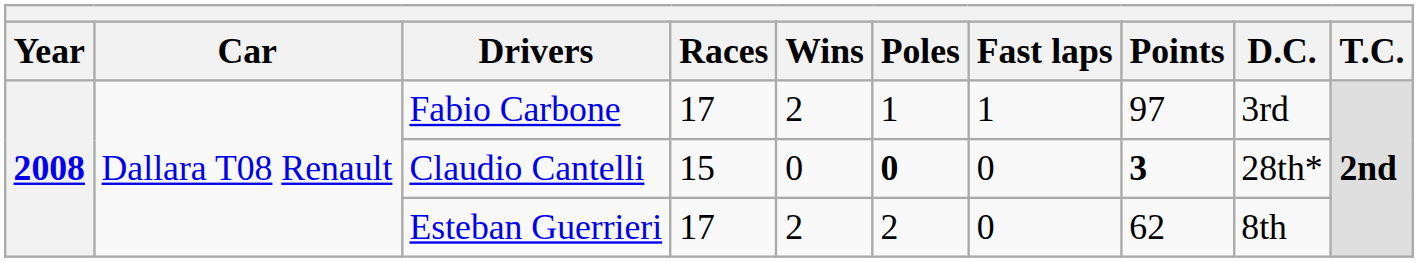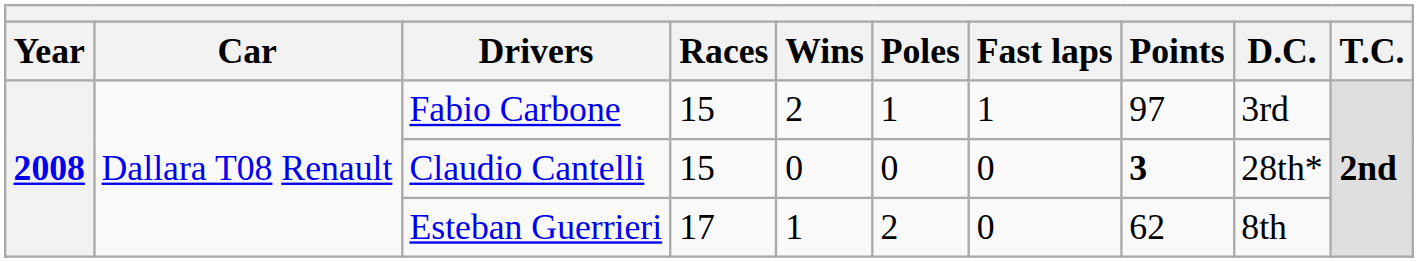(697, 109) 17 -> (697, 109) 15
(890, 168) bold -> (890, 168) normal
(794, 227) 2 -> (794, 227) 1
